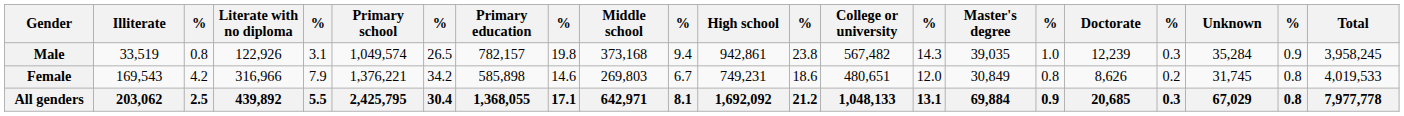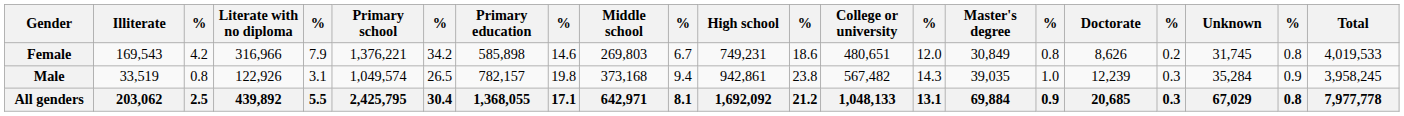rows swapped: (49, 54) <-> (49, 76)
